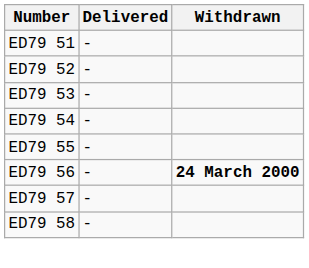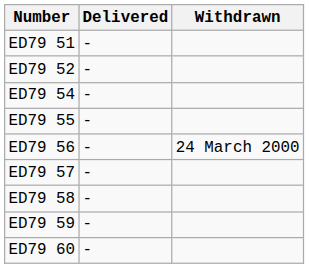- row: (42, 95)
(238, 173) bold -> (238, 147) normal
+ row: (42, 224)
+ row: (42, 250)
